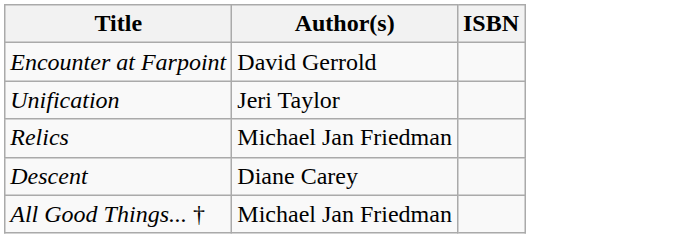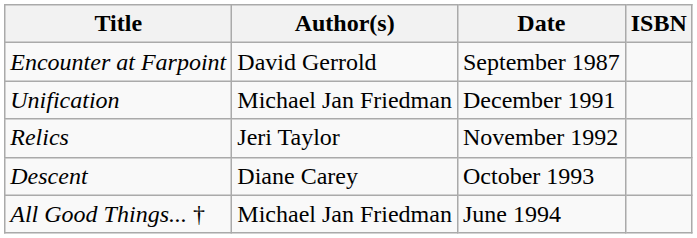+ column: (541, 23)
(289, 99) Jeri Taylor -> (345, 99) Michael Jan Friedman
(345, 137) Michael Jan Friedman -> (289, 137) Jeri Taylor
